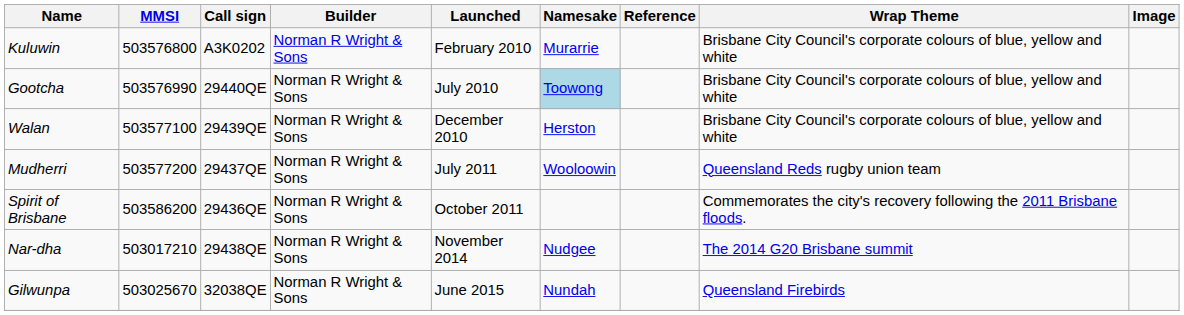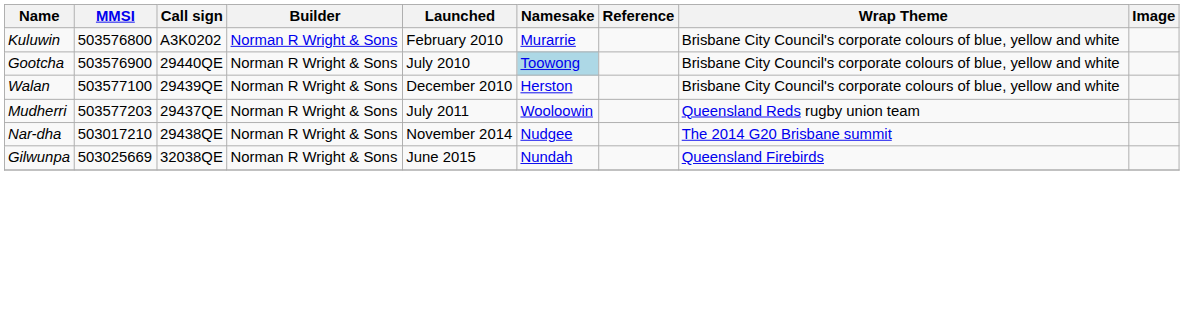(160, 88) 503576990 -> (115, 63) 503576900
(160, 169) 503577200 -> (115, 110) 503577203
- row: (37, 209)
(160, 290) 503025670 -> (115, 157) 503025669
